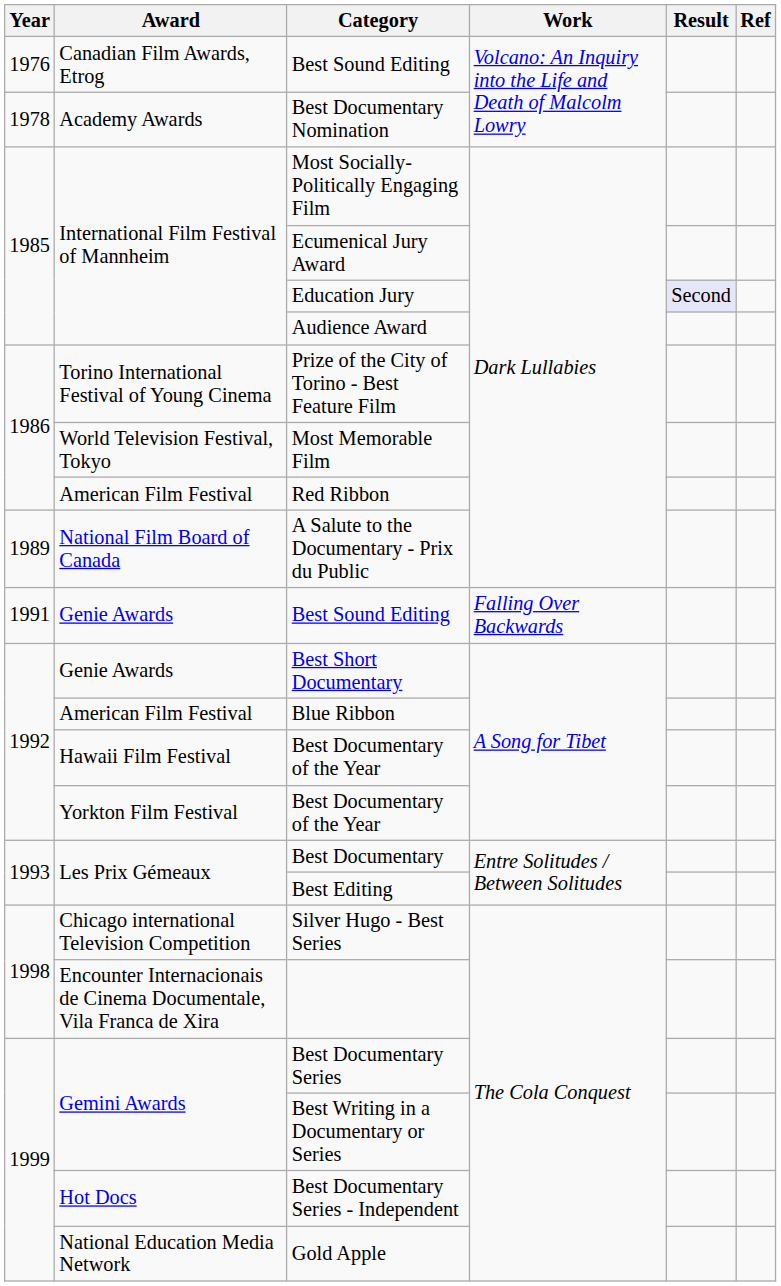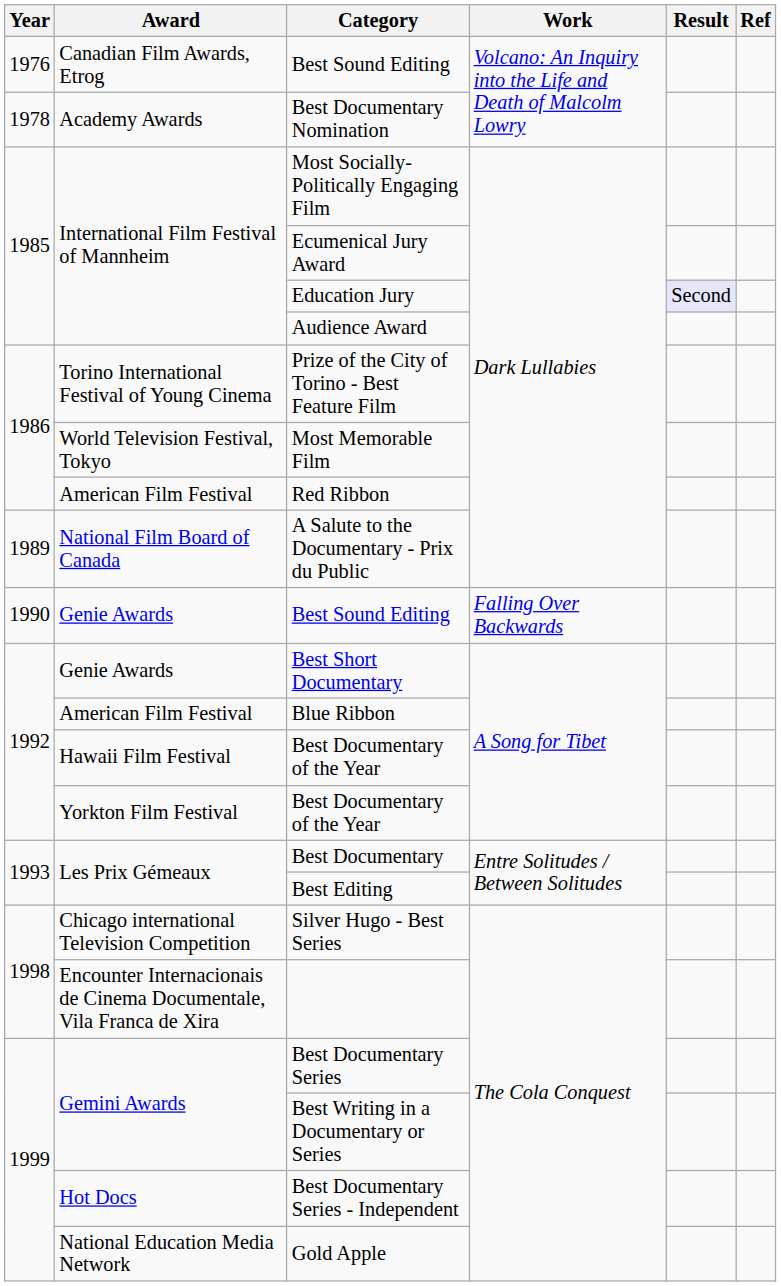(30, 615) 1991 -> (30, 615) 1990
